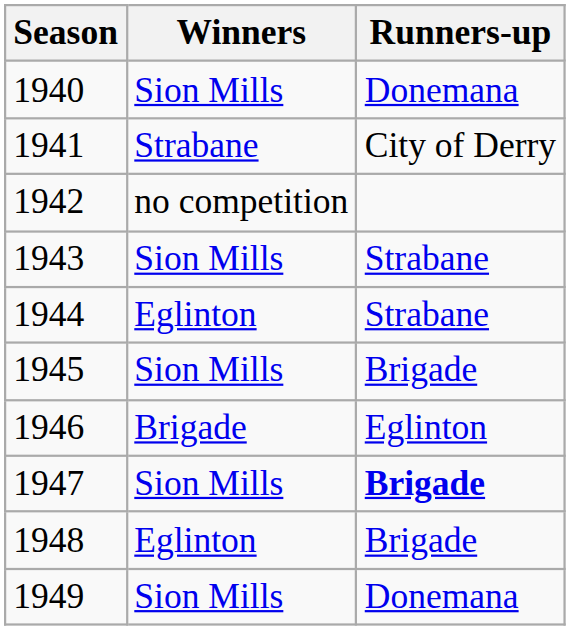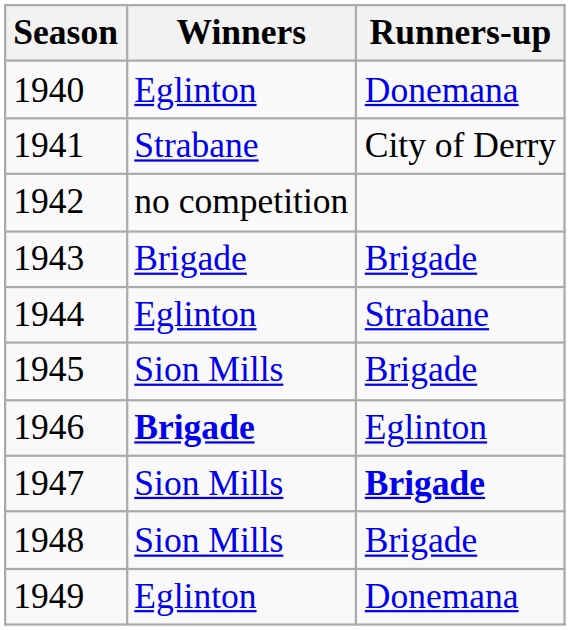(209, 88) Sion Mills -> (195, 88) Eglinton
(209, 257) Sion Mills -> (191, 257) Brigade
(427, 257) Strabane -> (421, 257) Brigade
(191, 426) normal -> (194, 426) bold
(195, 539) Eglinton -> (209, 539) Sion Mills
(209, 595) Sion Mills -> (195, 595) Eglinton
